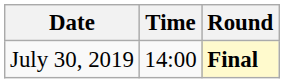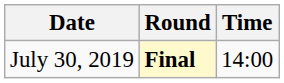columns swapped: (171, 22) <-> (240, 22)
